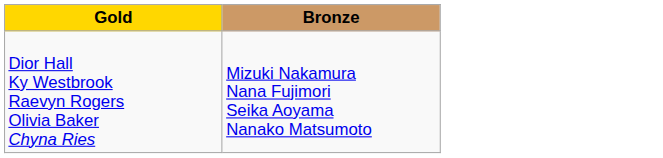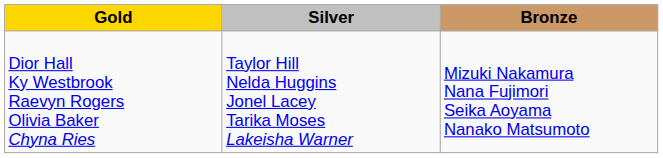+ column: (331, 17)
